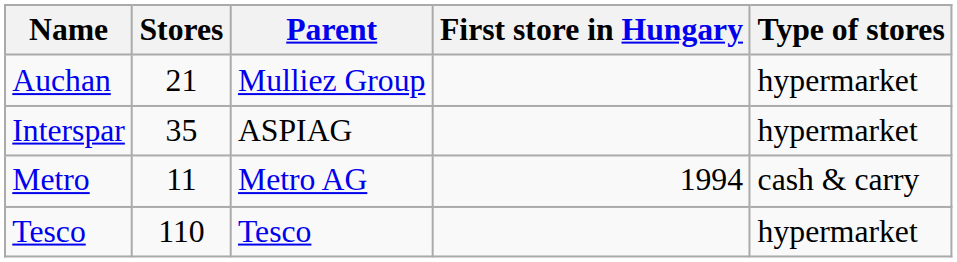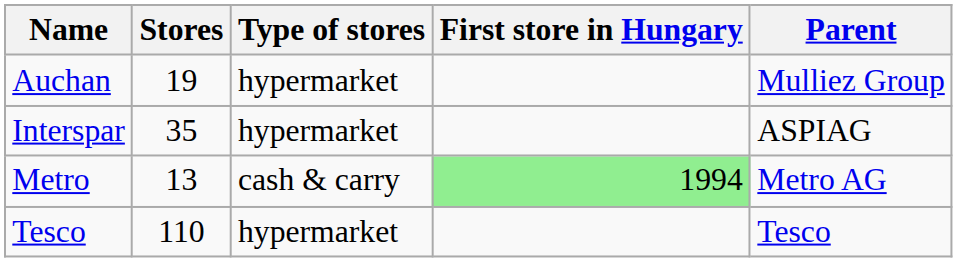columns swapped: (851, 29) <-> (332, 29)
(181, 79) 21 -> (181, 79) 19
(181, 180) 11 -> (181, 180) 13
(711, 180) no background -> (711, 180) lightgreen background
